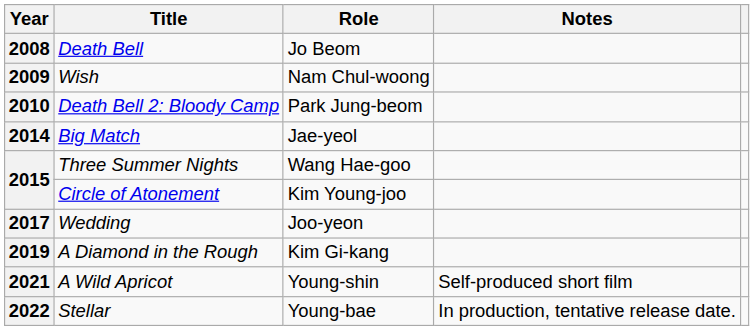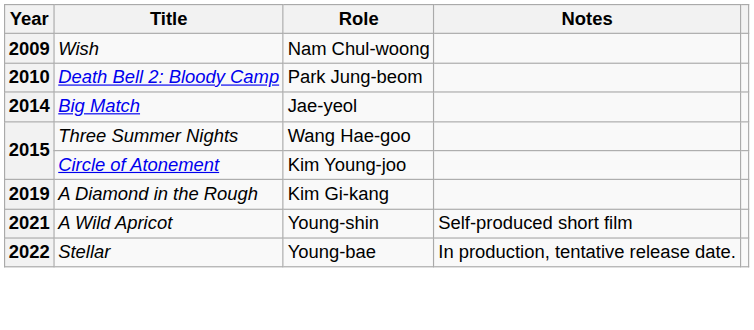- row: (29, 48)
- row: (29, 223)
